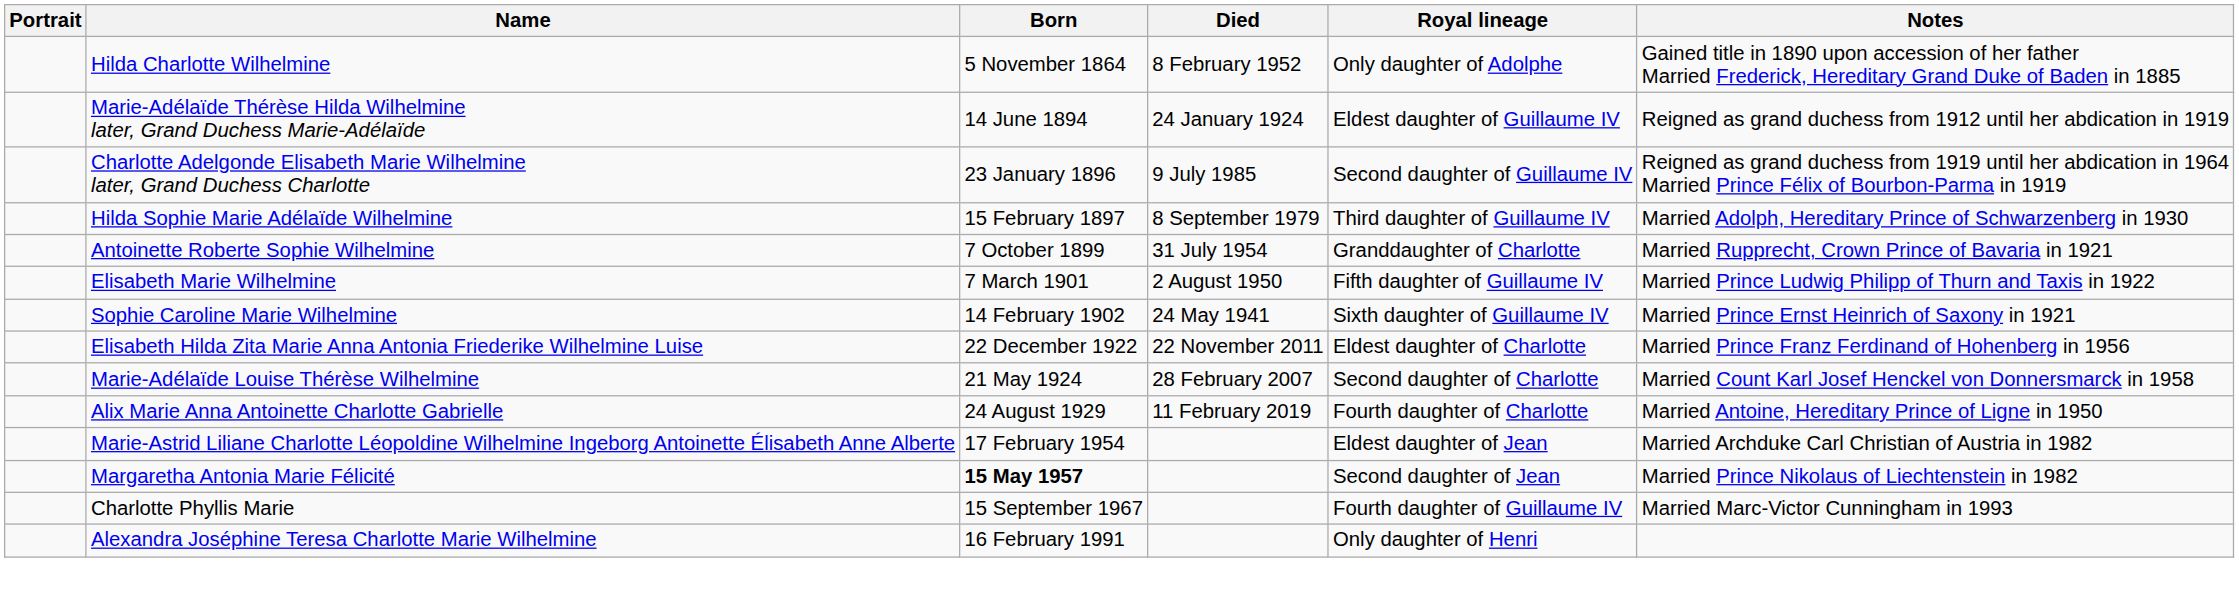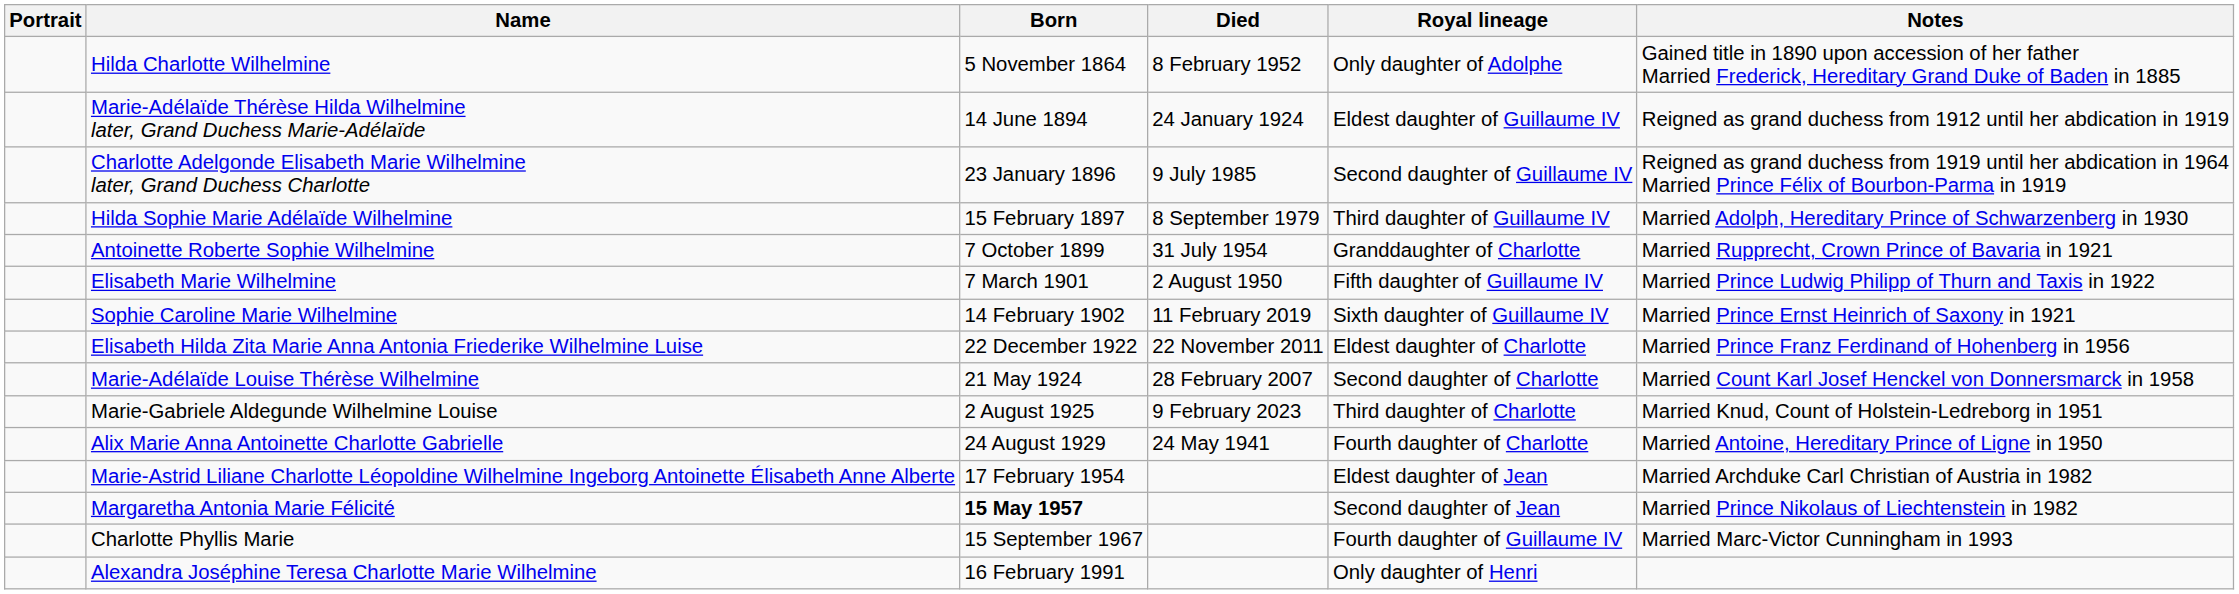(1211, 314) 24 May 1941 -> (1232, 314) 11 February 2019
+ row: (294, 411)
(1232, 411) 11 February 2019 -> (1211, 443) 24 May 1941
